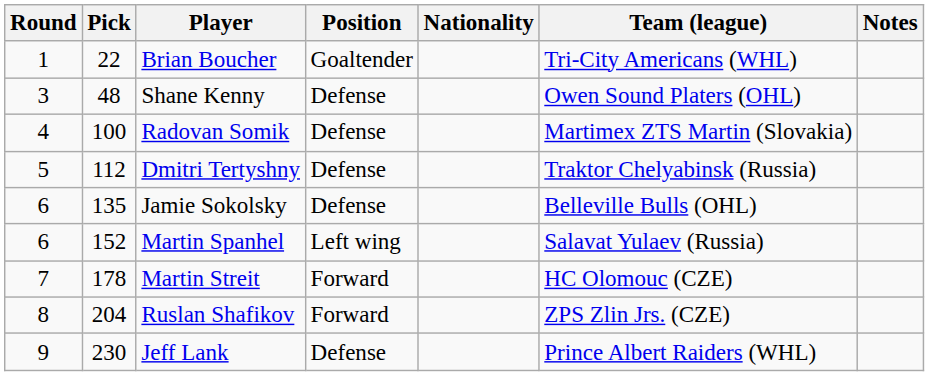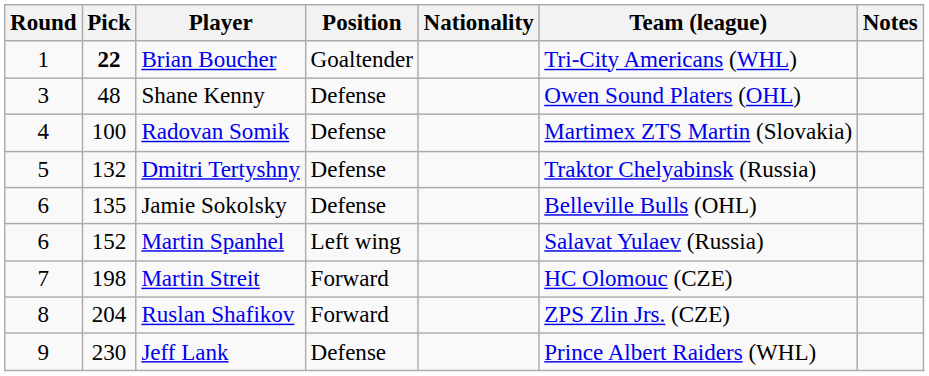(109, 59) normal -> (109, 59) bold
(109, 168) 112 -> (109, 168) 132
(109, 278) 178 -> (109, 278) 198
